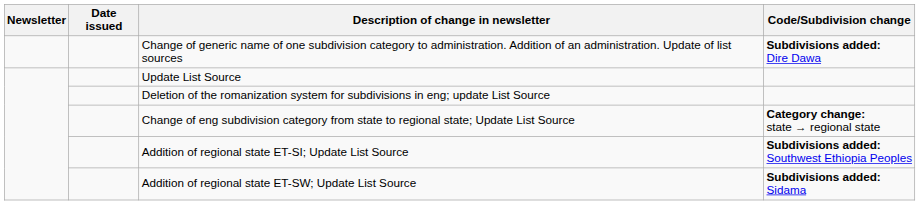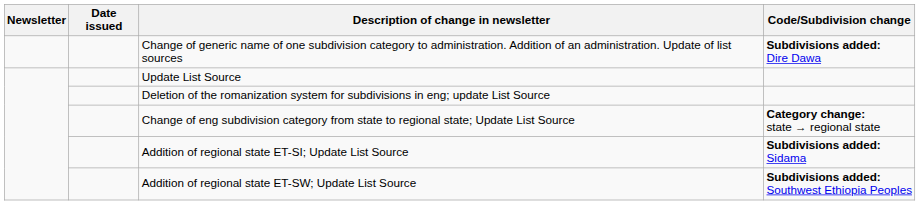(839, 152) Subdivisions added: Southwest Ethiopia Peoples -> (824, 152) Subdivisions added: Sidama
(824, 184) Subdivisions added: Sidama -> (839, 184) Subdivisions added: Southwest Ethiopia Peoples
